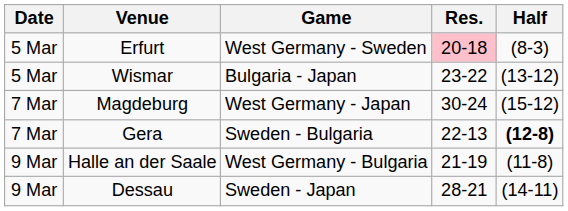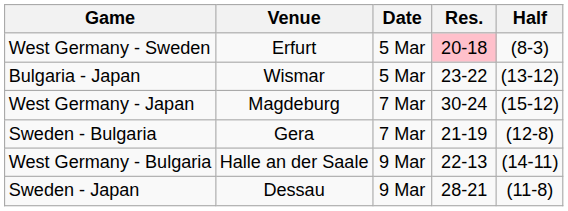columns swapped: (34, 18) <-> (326, 18)
(464, 133) 22-13 -> (464, 133) 21-19
(530, 133) bold -> (530, 133) normal
(464, 162) 21-19 -> (464, 162) 22-13
(530, 162) (11-8) -> (530, 162) (14-11)
(530, 190) (14-11) -> (530, 190) (11-8)
